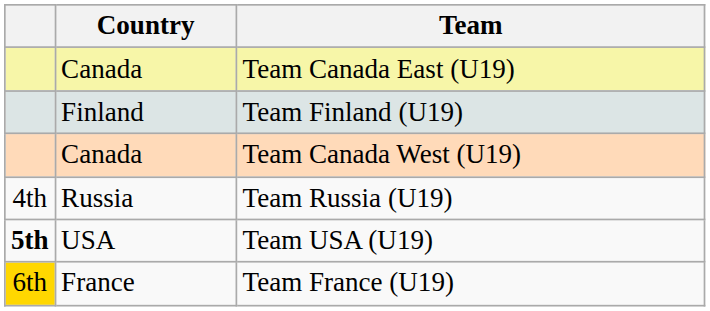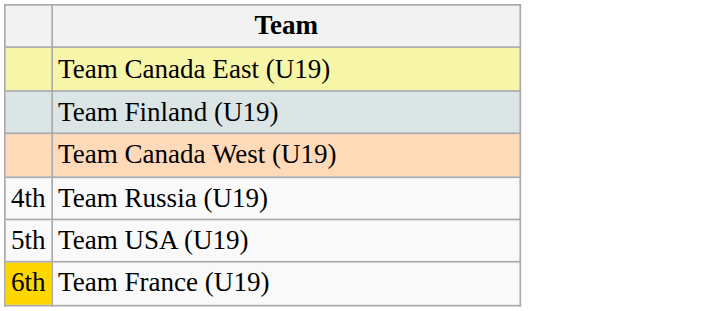- column: (146, 25)
(30, 240) bold -> (28, 240) normal
